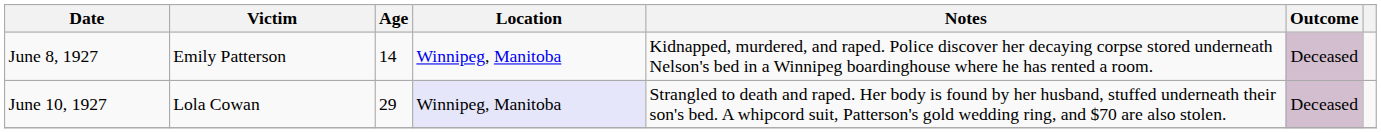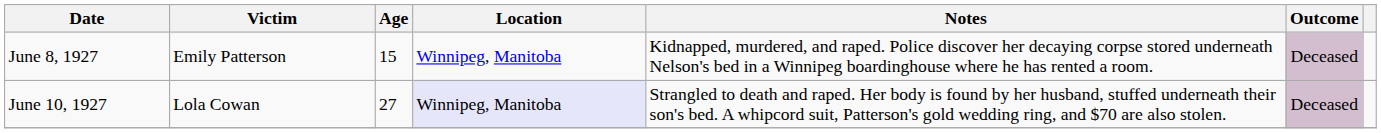(388, 56) 14 -> (388, 56) 15
(388, 103) 29 -> (388, 103) 27
